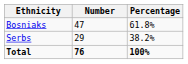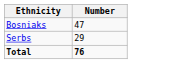- column: (155, 11)
